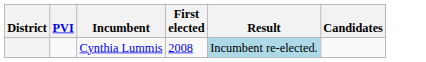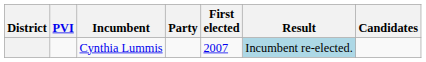+ column: (183, 28)
(181, 47) 2008 -> (216, 47) 2007
